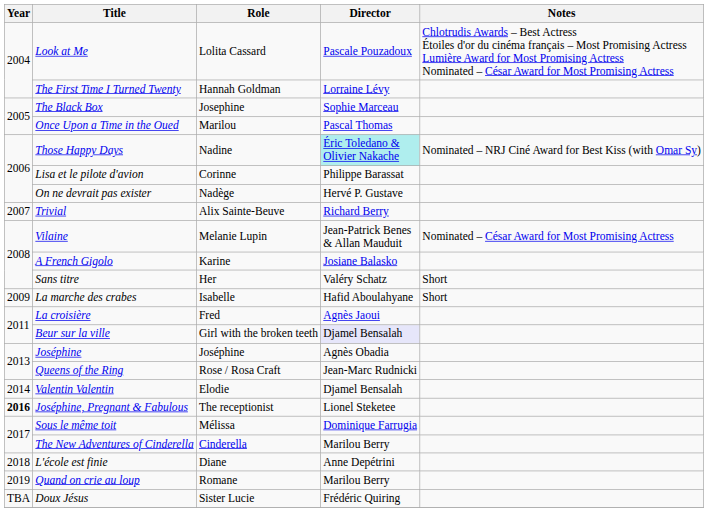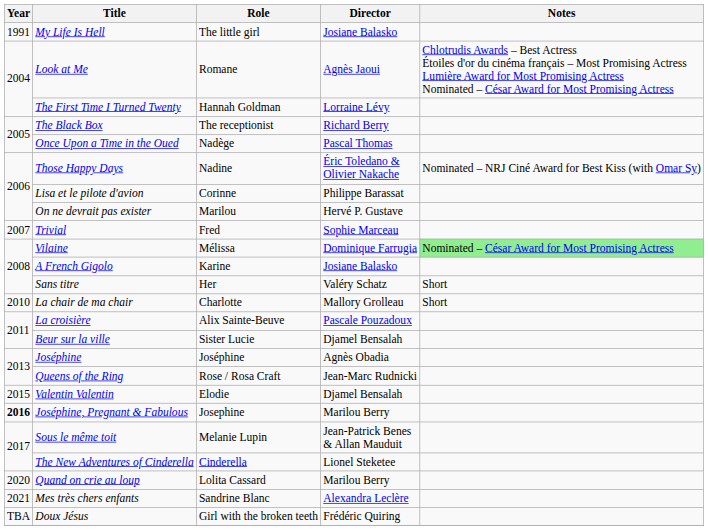+ row: (70, 31)
(232, 51) Lolita Cassard -> (218, 69) Romane
(368, 51) Pascale Pouzadoux -> (352, 69) Agnès Jaoui
(222, 107) Josephine -> (236, 125) The receptionist
(361, 107) Sophie Marceau -> (356, 125) Richard Berry
(218, 125) Marilou -> (217, 143) Nadège
(361, 150) paleturquoise background -> (361, 168) no background
(217, 193) Nadège -> (218, 211) Marilou
(242, 211) Alix Sainte-Beuve -> (210, 229) Fred
(356, 211) Richard Berry -> (361, 229) Sophie Marceau
(233, 236) Melanie Lupin -> (217, 248) Mélissa
(367, 236) Jean-Patrick Benes & Allan Mauduit -> (370, 248) Dominique Farrugia
(548, 236) no background -> (548, 248) lightgreen background
- row: (86, 297)
+ row: (84, 302)
(210, 315) Fred -> (242, 321) Alix Sainte-Beuve
(352, 315) Agnès Jaoui -> (368, 321) Pascale Pouzadoux
(258, 334) Girl with the broken teeth -> (227, 339) Sister Lucie
(363, 334) lavender background -> (363, 339) no background
(19, 389) 2014 -> (19, 394) 2015
(236, 407) The receptionist -> (222, 412) Josephine
(359, 407) Lionel Steketee -> (356, 412) Marilou Berry
(217, 425) Mélissa -> (233, 437) Melanie Lupin
(370, 425) Dominique Farrugia -> (367, 437) Jean-Patrick Benes & Allan Mauduit
(356, 443) Marilou Berry -> (359, 462) Lionel Steketee
- row: (71, 462)
(19, 480) 2019 -> (19, 480) 2020
(218, 480) Romane -> (232, 480) Lolita Cassard
+ row: (87, 498)
(227, 498) Sister Lucie -> (258, 516) Girl with the broken teeth
